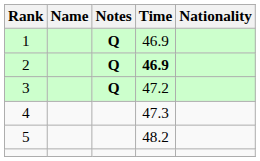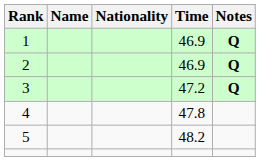columns swapped: (216, 16) <-> (114, 16)
(156, 64) bold -> (192, 64) normal
(156, 112) 47.3 -> (192, 112) 47.8
